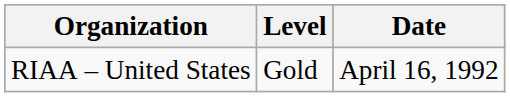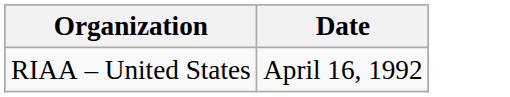- column: (295, 26)
